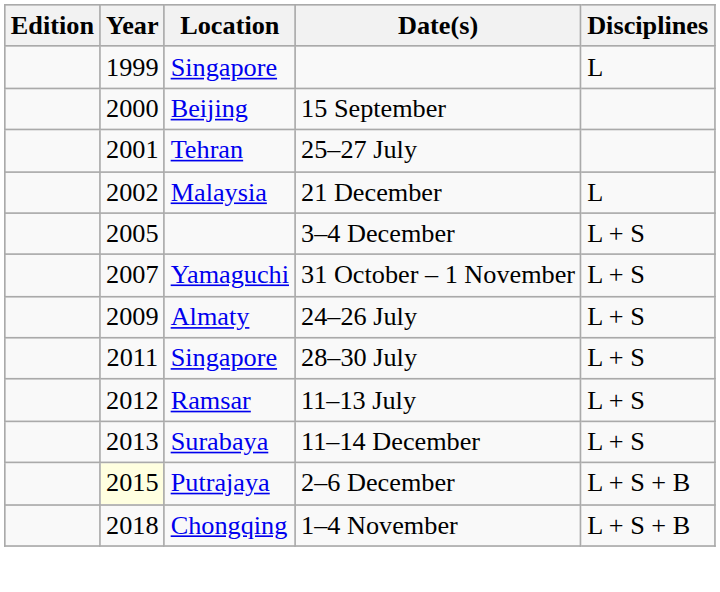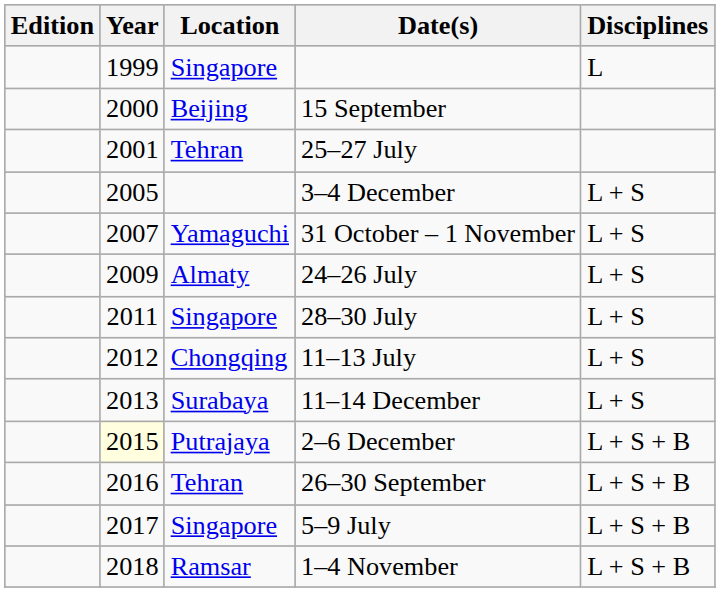- row: (371, 191)
(211, 399) Ramsar -> (229, 358) Chongqing
+ row: (393, 483)
+ row: (346, 524)
(229, 524) Chongqing -> (211, 566) Ramsar
